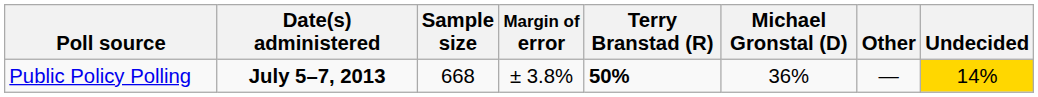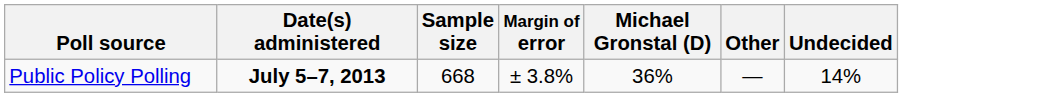- column: (652, 32)
(977, 75) gold background -> (841, 75) no background
